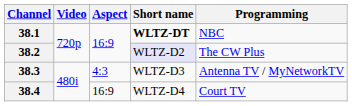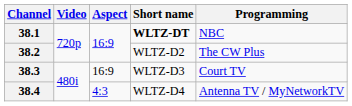(159, 52) lavender background -> (159, 52) no background
(100, 71) 4:3 -> (103, 71) 16:9
(272, 71) Antenna TV / MyNetworkTV -> (222, 71) Court TV
(103, 91) 16:9 -> (100, 91) 4:3
(222, 91) Court TV -> (272, 91) Antenna TV / MyNetworkTV
